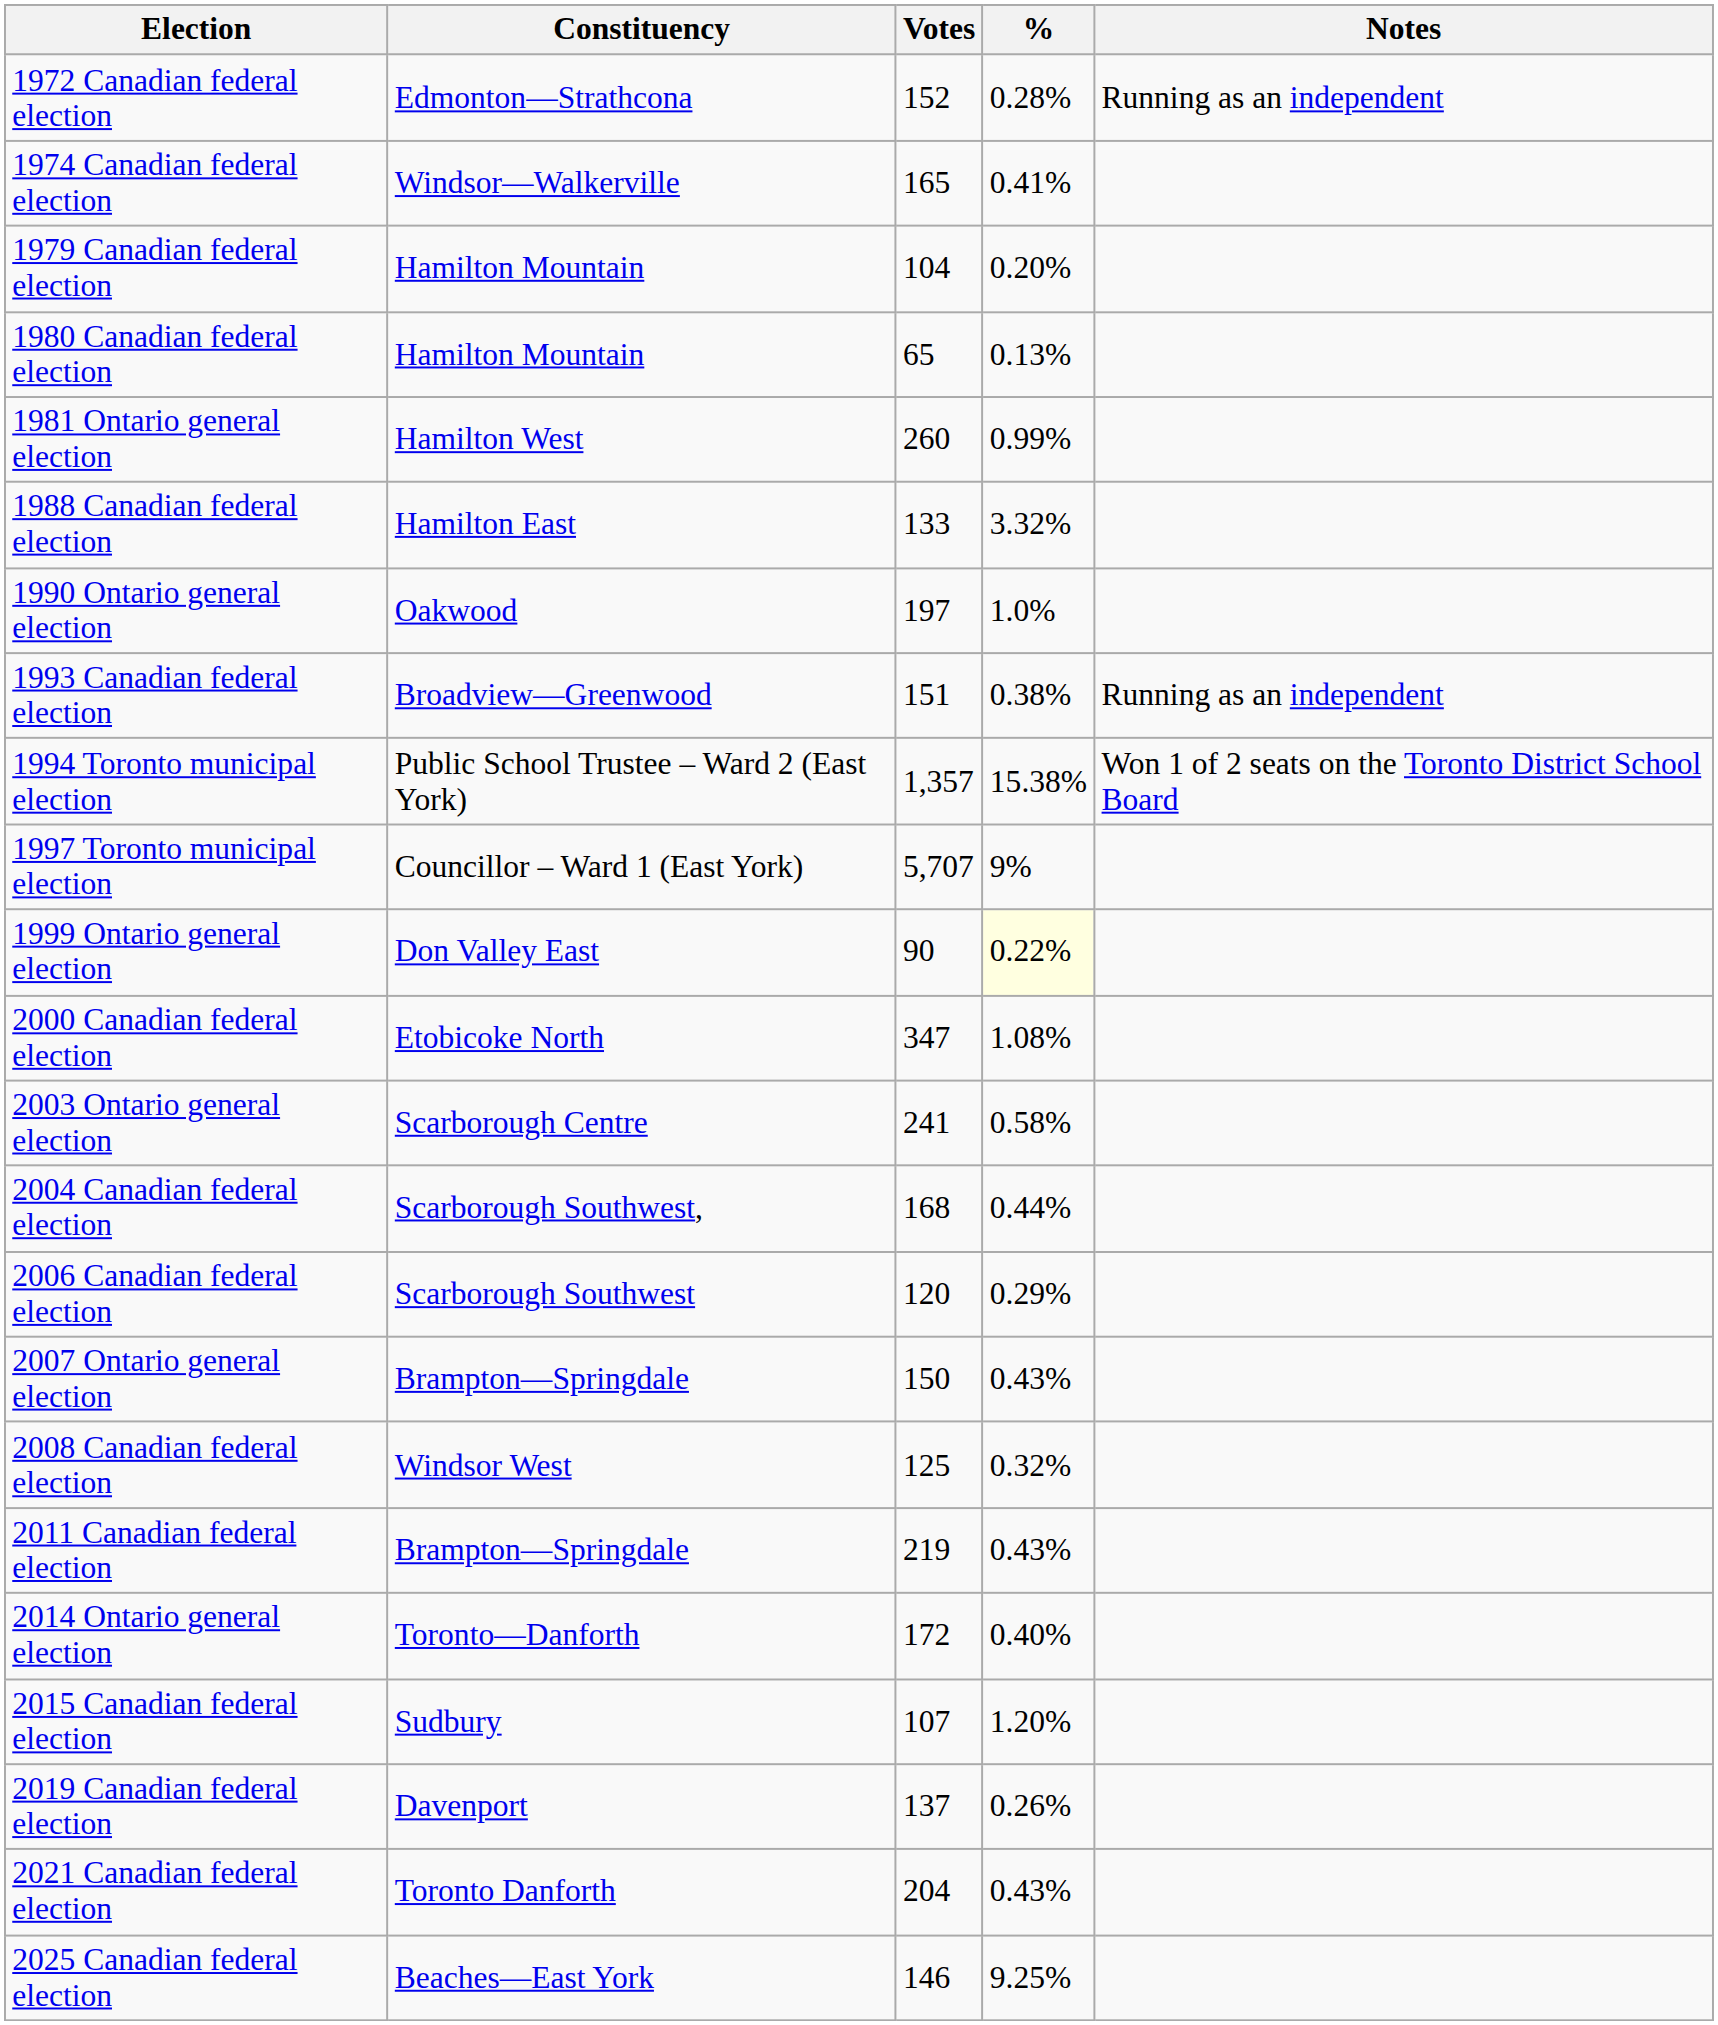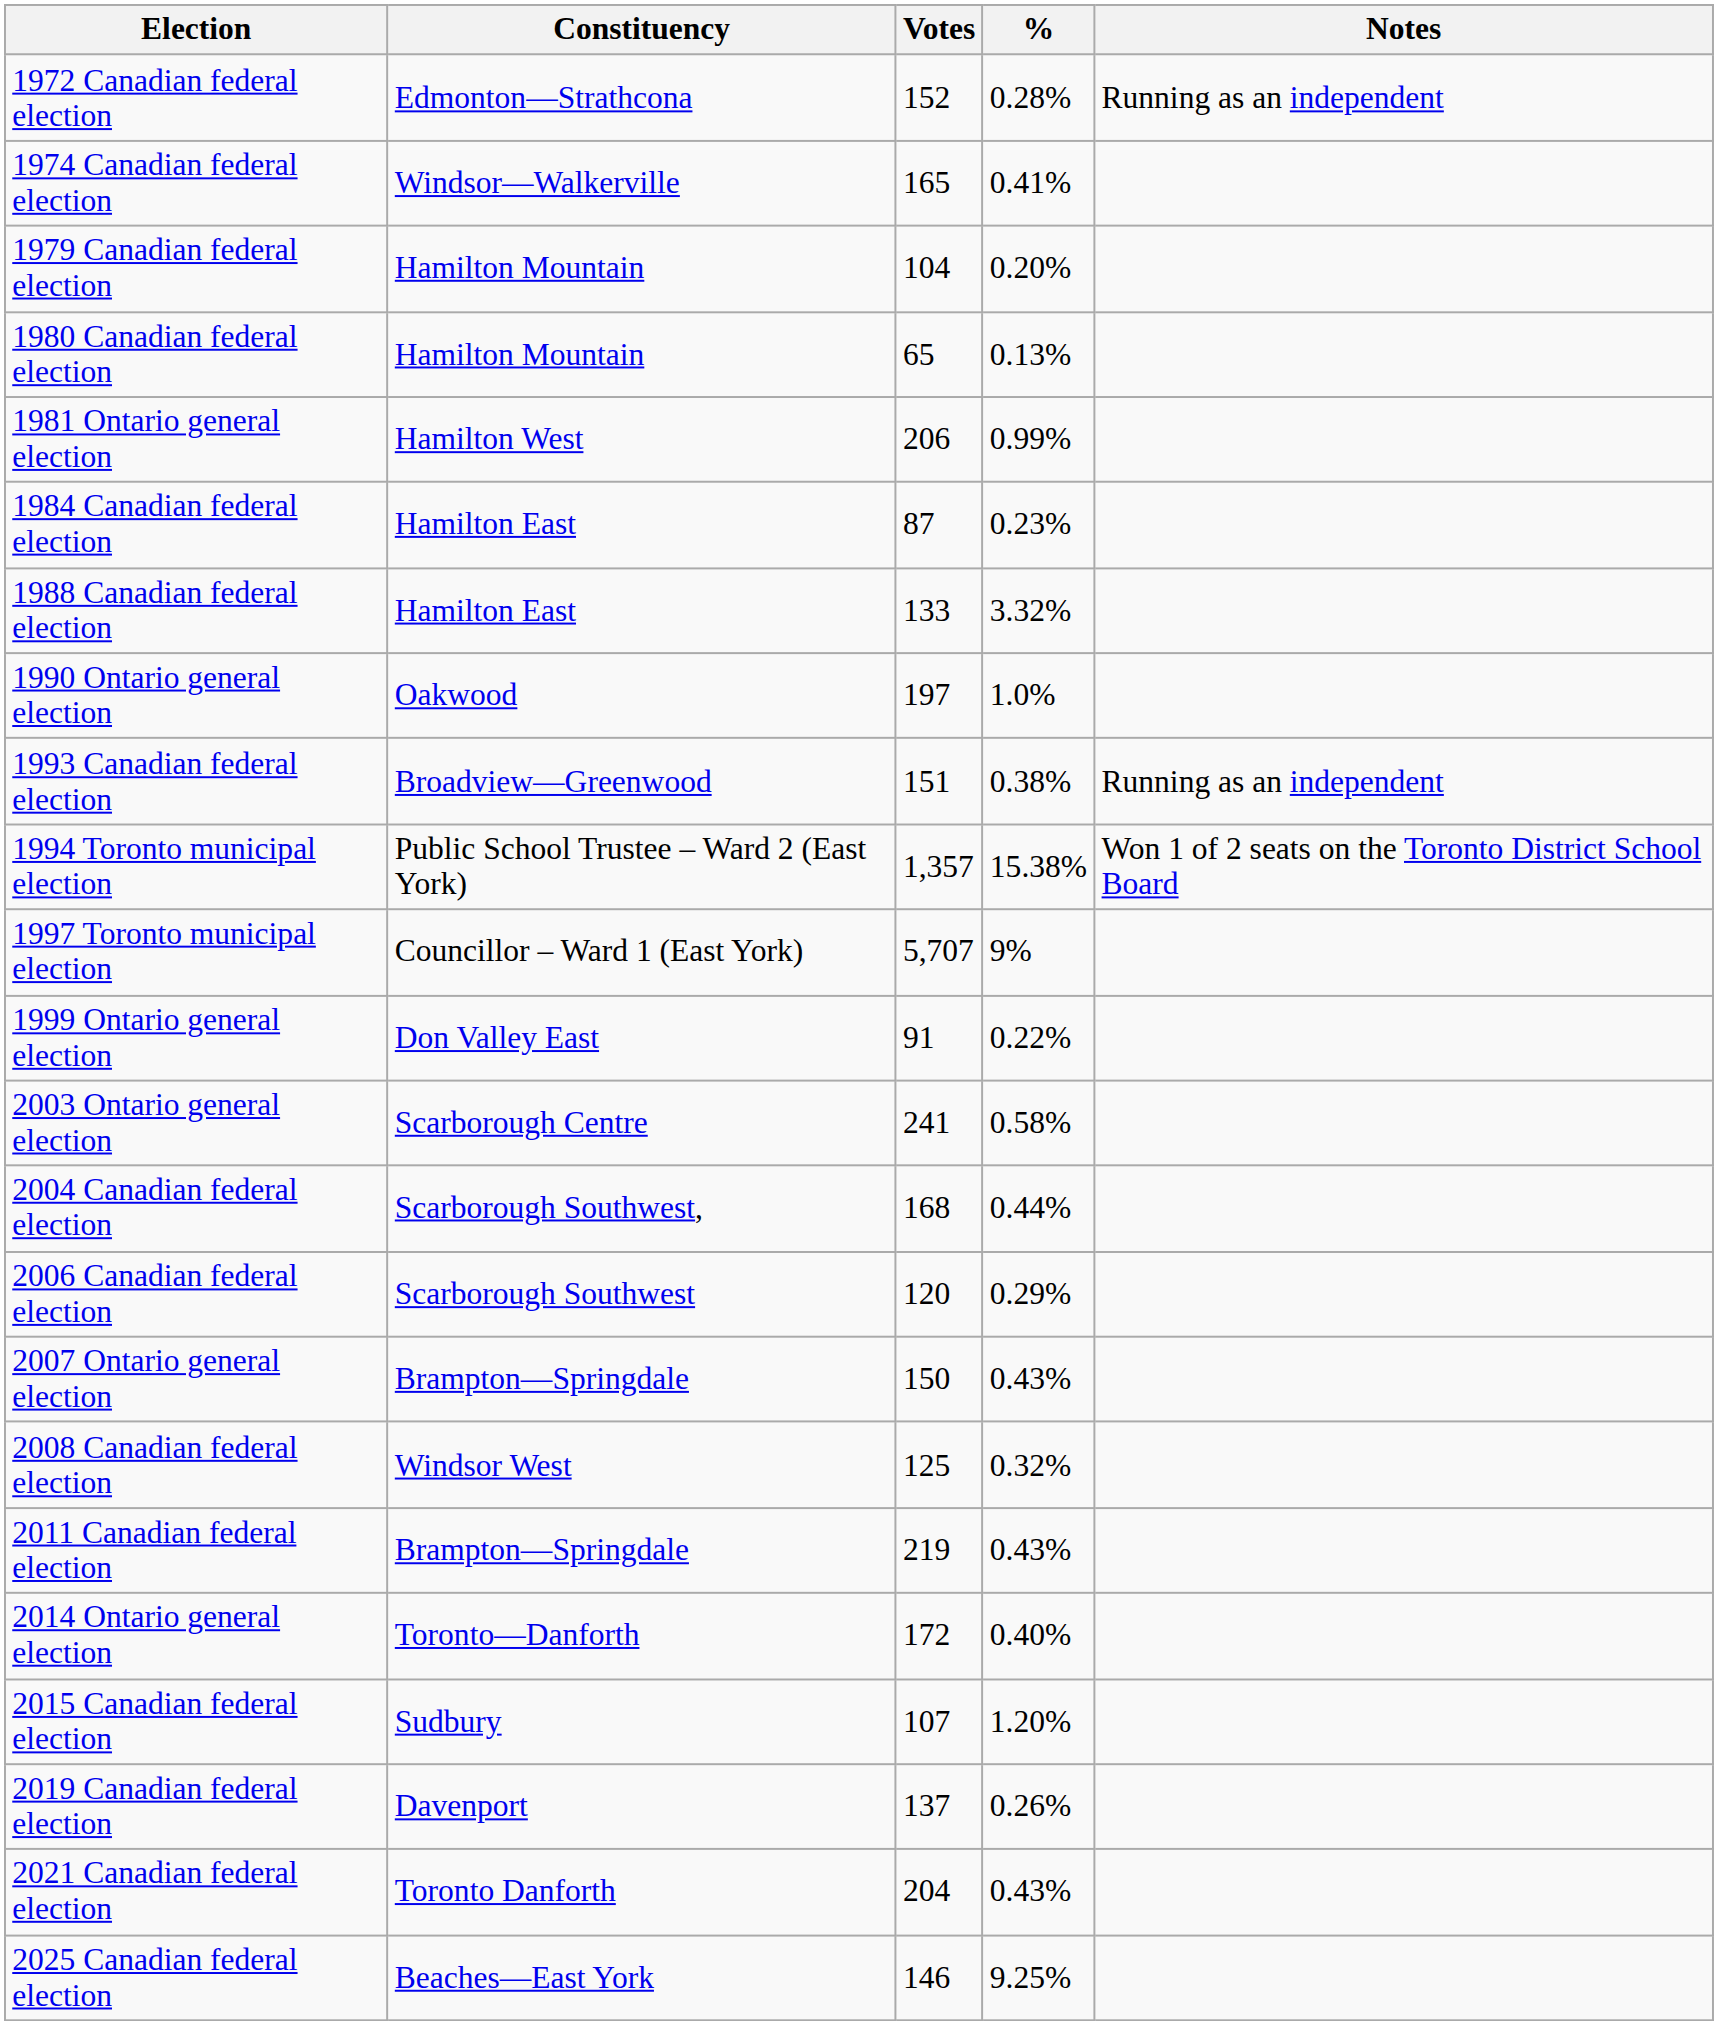(927, 439) 260 -> (927, 439) 206
+ row: (155, 524)
(919, 951) 90 -> (919, 1037) 91
(1031, 951) lightyellow background -> (1031, 1037) no background
- row: (155, 1037)
